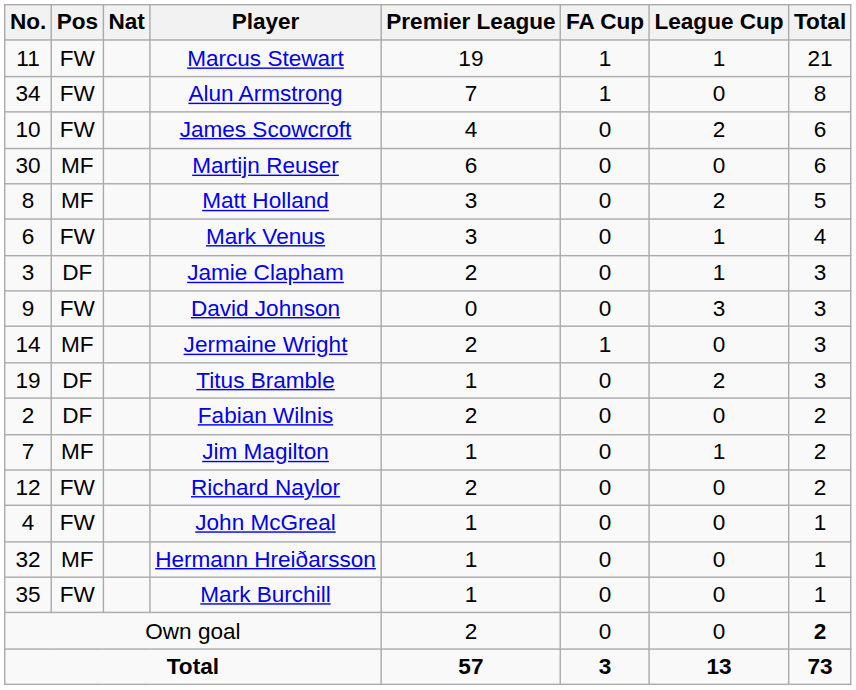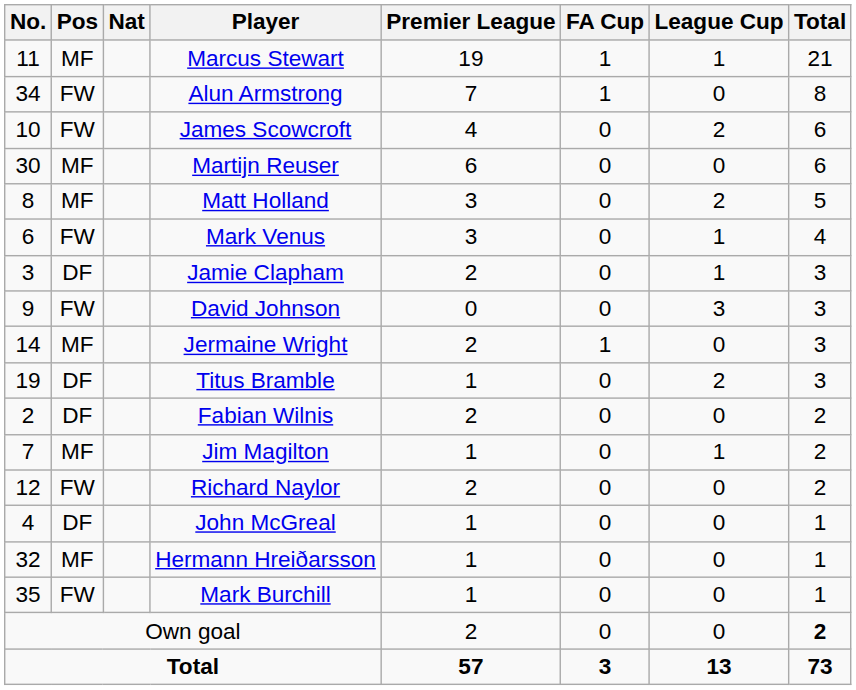(77, 58) FW -> (77, 58) MF
(77, 523) FW -> (77, 523) DF
